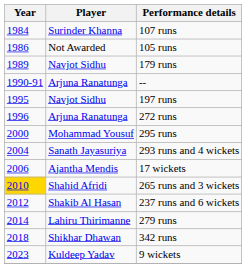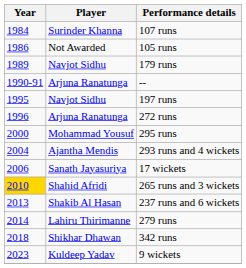(87, 151) Sanath Jayasuriya -> (83, 151) Ajantha Mendis
(83, 168) Ajantha Mendis -> (87, 168) Sanath Jayasuriya
(18, 202) 2012 -> (18, 202) 2013
